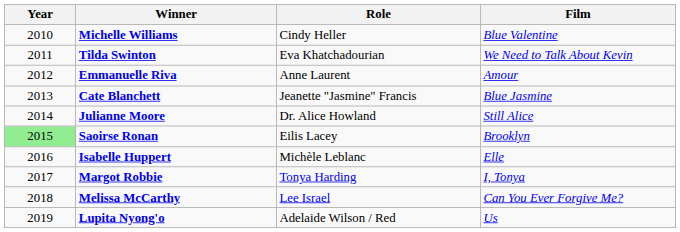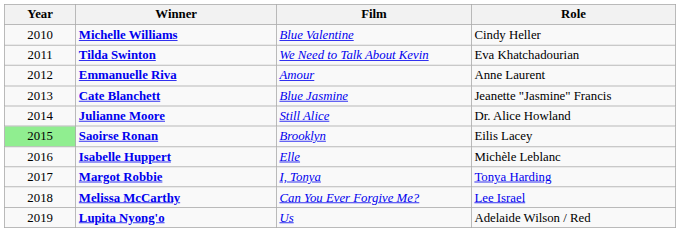columns swapped: (578, 14) <-> (378, 14)
